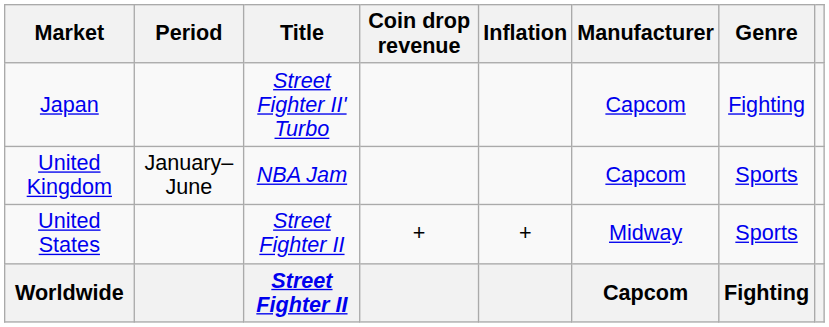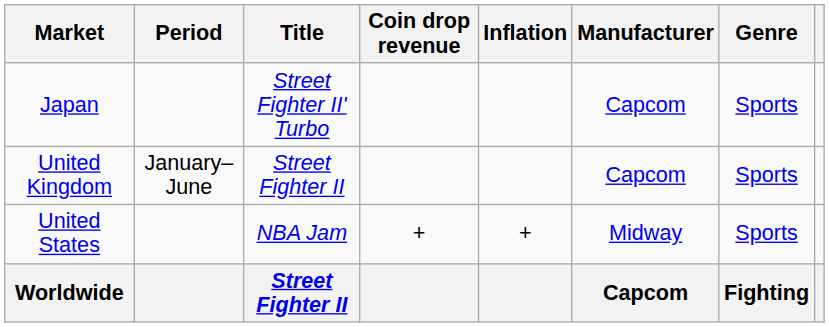(767, 104) Fighting -> (767, 104) Sports
(302, 175) NBA Jam -> (302, 175) Street Fighter II
(302, 233) Street Fighter II -> (302, 233) NBA Jam
